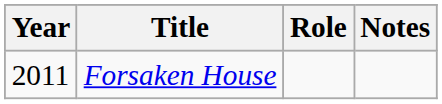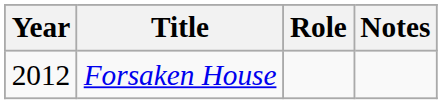(40, 74) 2011 -> (41, 74) 2012
